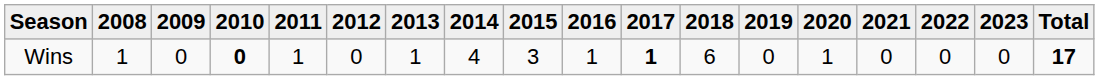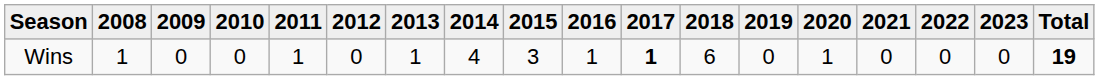(240, 56) bold -> (240, 56) normal
(1064, 56) 17 -> (1064, 56) 19
